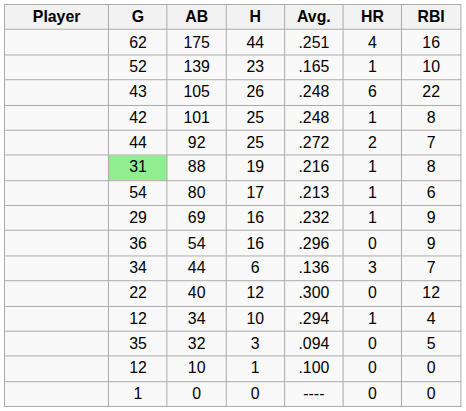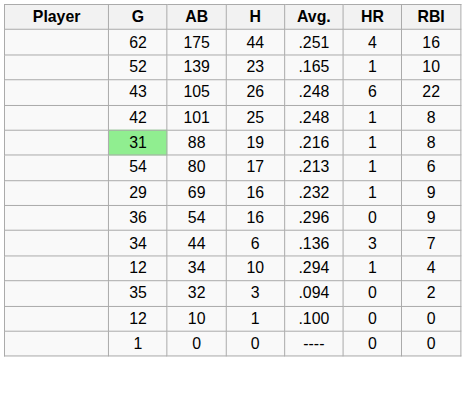- row: (197, 142)
- row: (197, 293)
(431, 343) 5 -> (431, 293) 2
